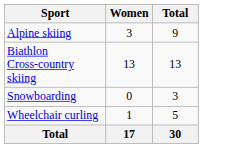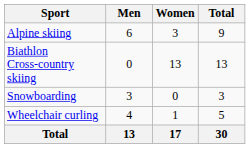+ column: (129, 13)
